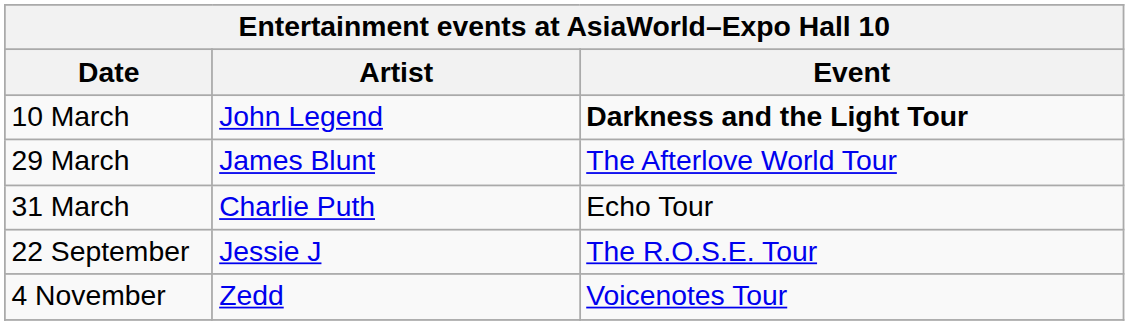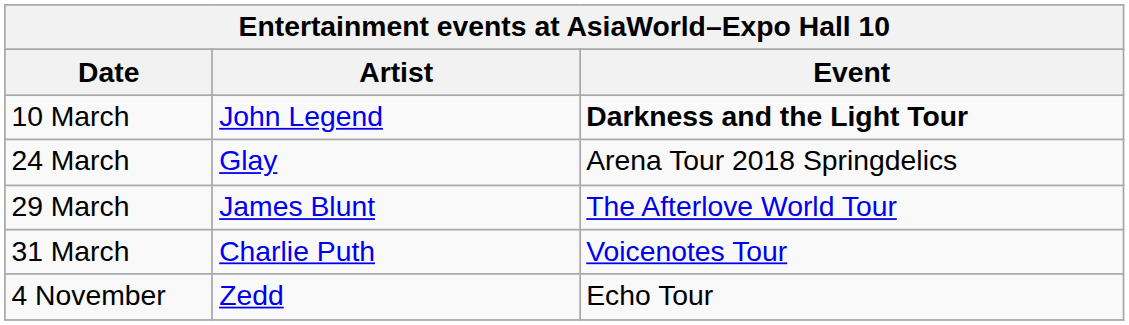+ row: (70, 161)
(650, 206) Echo Tour -> (687, 251) Voicenotes Tour
- row: (100, 251)
(687, 296) Voicenotes Tour -> (650, 296) Echo Tour
